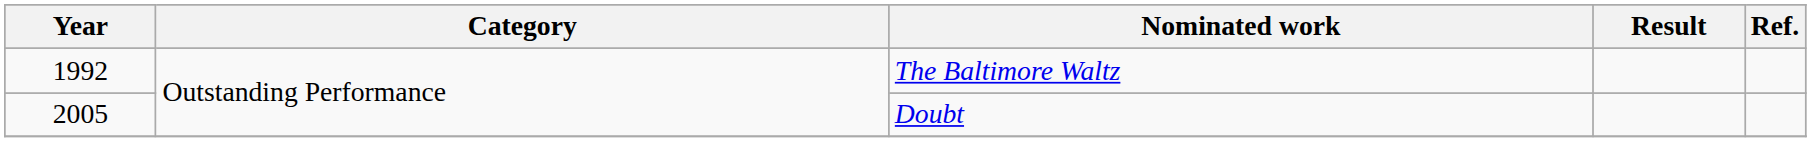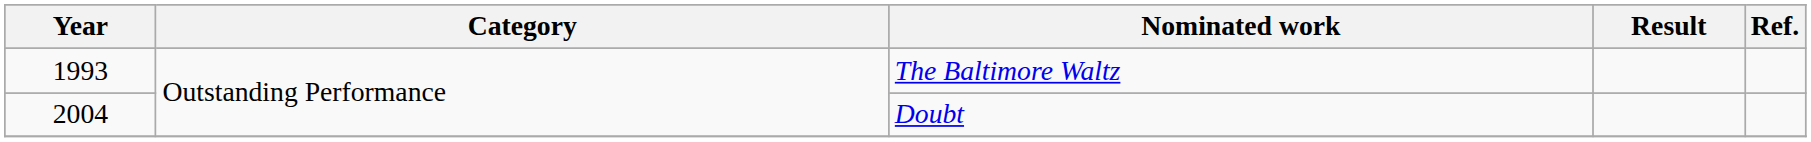(80, 70) 1992 -> (80, 70) 1993
(80, 114) 2005 -> (80, 114) 2004
